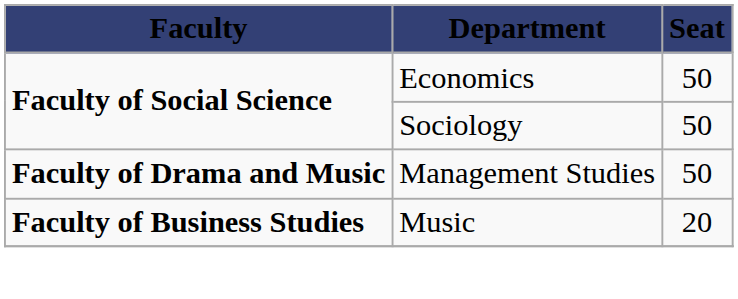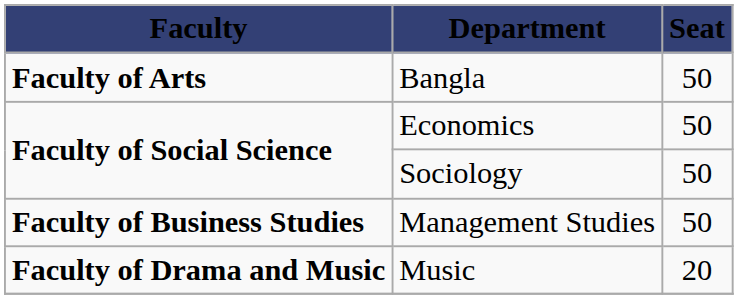+ row: (442, 76)
(199, 173) Faculty of Drama and Music -> (188, 221) Faculty of Business Studies
(188, 221) Faculty of Business Studies -> (199, 269) Faculty of Drama and Music
